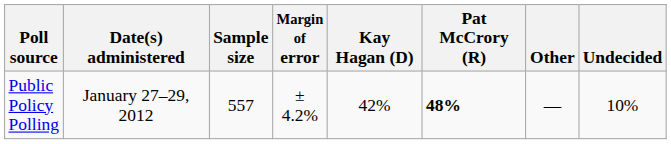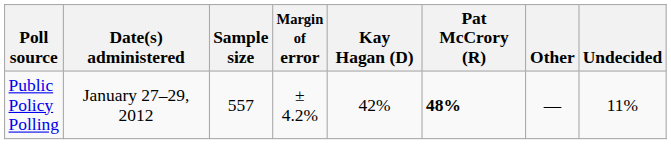(622, 104) 10% -> (622, 104) 11%
